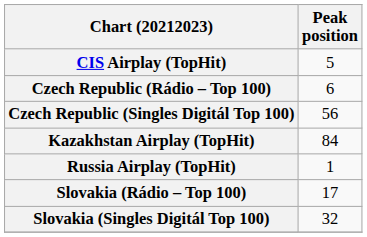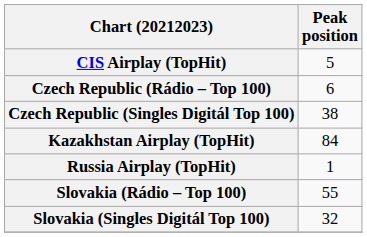(330, 114) 56 -> (330, 114) 38
(330, 192) 17 -> (330, 192) 55
